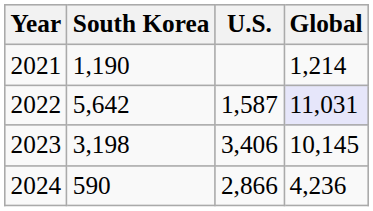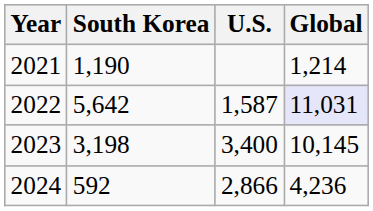(249, 144) 3,406 -> (249, 144) 3,400
(92, 184) 590 -> (92, 184) 592
